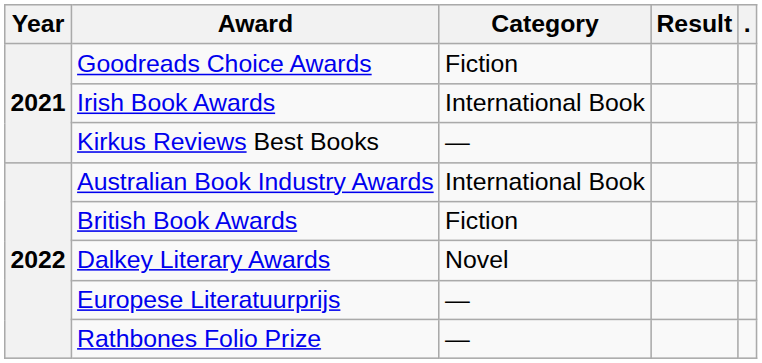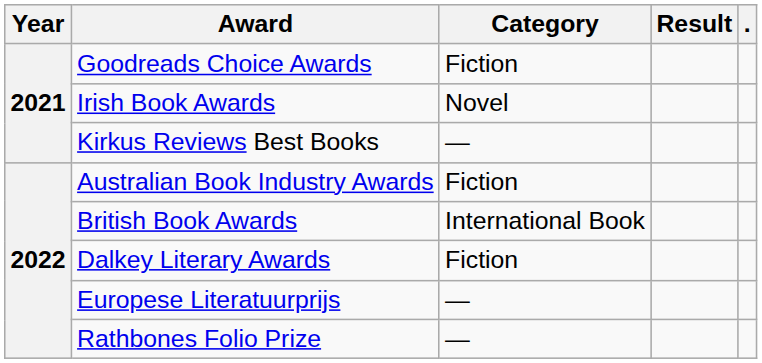(545, 102) International Book -> (477, 102) Novel
(545, 181) International Book -> (482, 181) Fiction
(482, 220) Fiction -> (545, 220) International Book
(477, 260) Novel -> (482, 260) Fiction
